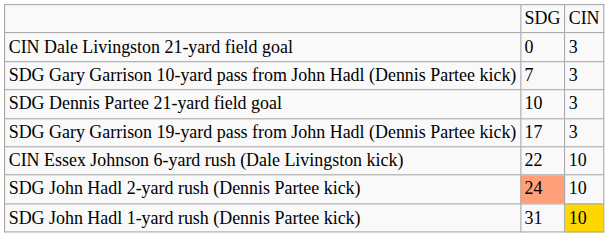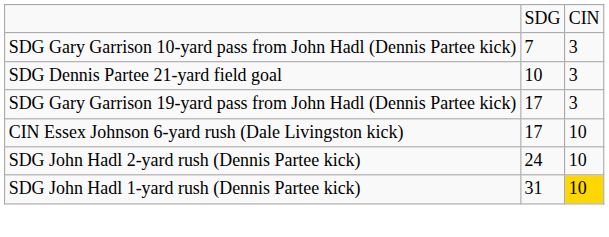- row: (151, 47)
(534, 160) 22 -> (534, 132) 17
(534, 189) lightsalmon background -> (534, 160) no background
